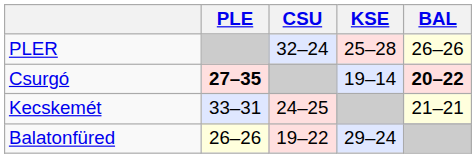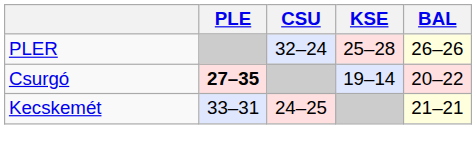(438, 78) bold -> (437, 78) normal
- row: (62, 138)
